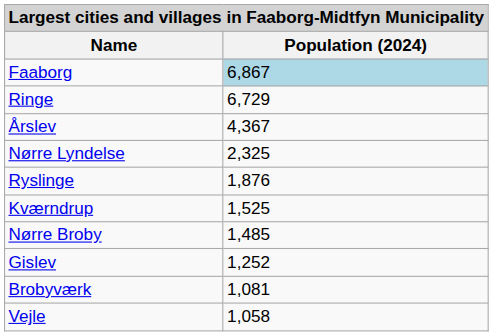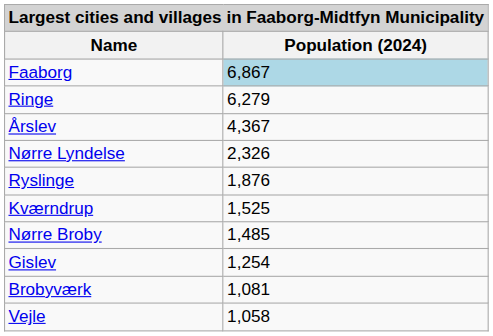(249, 99) 6,729 -> (249, 99) 6,279
(249, 153) 2,325 -> (249, 153) 2,326
(249, 262) 1,252 -> (249, 262) 1,254
